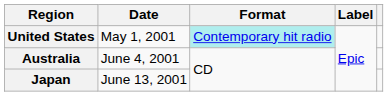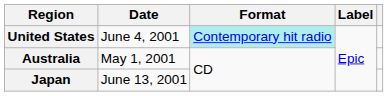(138, 36) May 1, 2001 -> (140, 36) June 4, 2001
(140, 58) June 4, 2001 -> (138, 58) May 1, 2001
